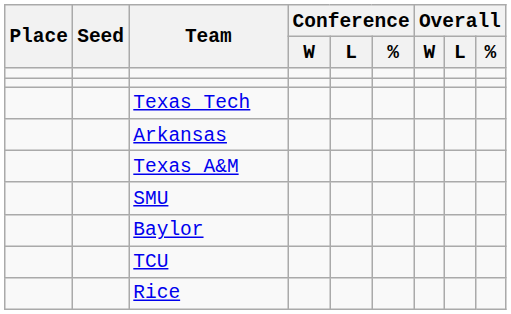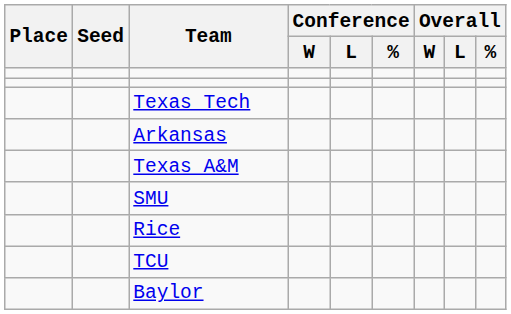rows swapped: (39, 293) <-> (39, 230)
